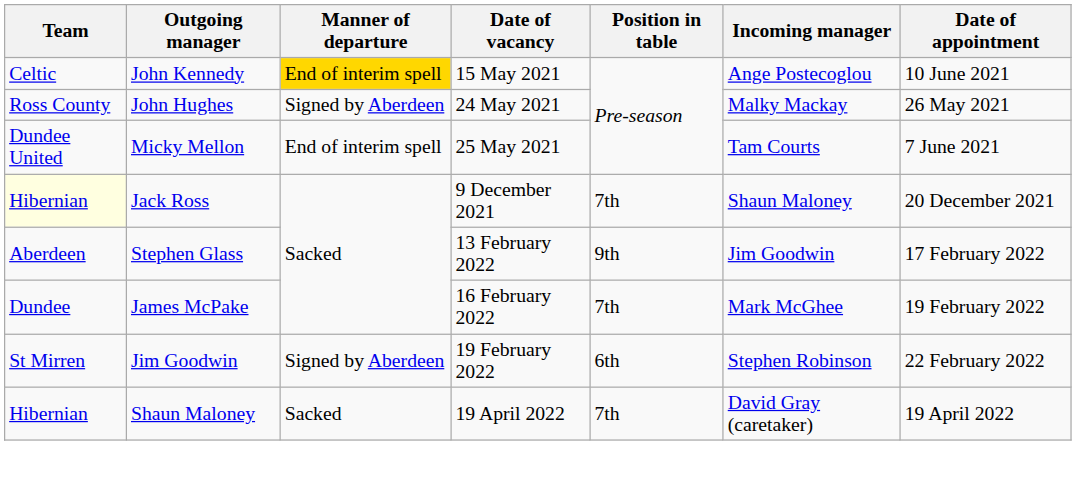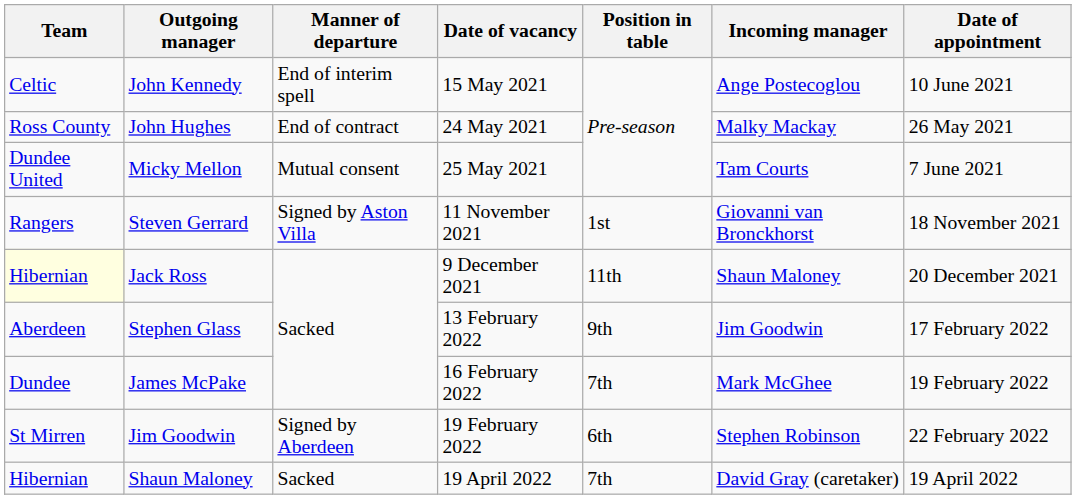(363, 73) gold background -> (335, 84) no background
(365, 104) Signed by Aberdeen -> (338, 126) End of contract
(363, 146) End of interim spell -> (338, 169) Mutual consent
+ row: (188, 222)
(607, 200) 7th -> (604, 275) 11th
